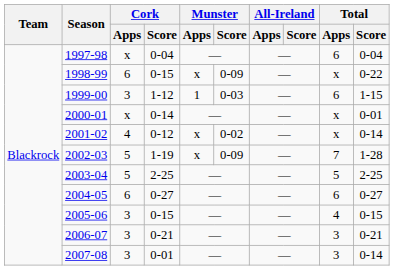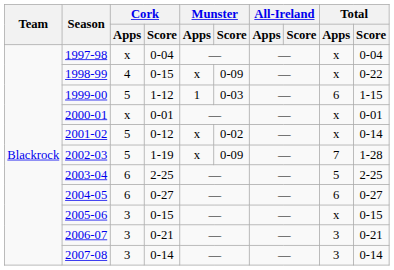(336, 54) 6 -> (336, 54) x
(127, 74) 6 -> (127, 74) 4
(127, 94) 3 -> (127, 94) 5
(162, 114) 0-14 -> (162, 114) 0-01
(127, 134) 4 -> (127, 134) 5
(127, 174) 5 -> (127, 174) 6
(336, 214) 4 -> (336, 214) x
(162, 255) 0-01 -> (162, 255) 0-14
